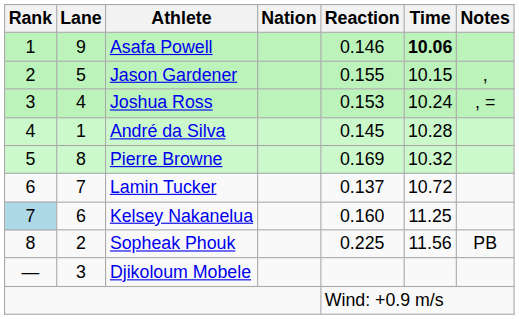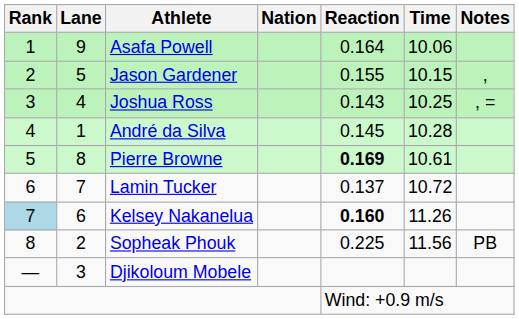(362, 46) 0.146 -> (362, 46) 0.164
(430, 46) bold -> (430, 46) normal
(362, 103) 0.153 -> (362, 103) 0.143
(430, 103) 10.24 -> (430, 103) 10.25
(362, 159) normal -> (362, 159) bold
(430, 159) 10.32 -> (430, 159) 10.61
(362, 215) normal -> (362, 215) bold
(430, 215) 11.25 -> (430, 215) 11.26
